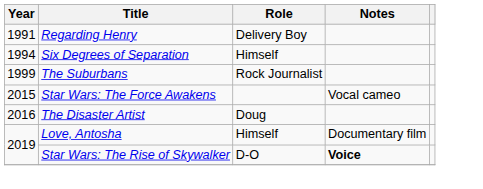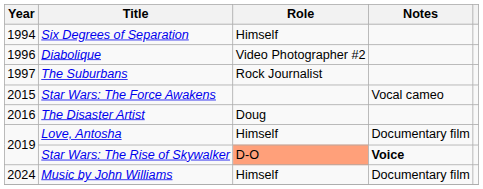- row: (89, 34)
+ row: (71, 54)
(21, 74) 1999 -> (21, 74) 1997
(247, 154) no background -> (247, 154) lightsalmon background
+ row: (107, 174)
